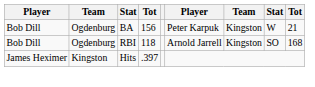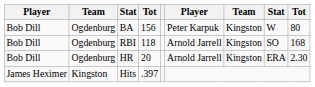(293, 27) 21 -> (295, 27) 80
+ row: (127, 58)
